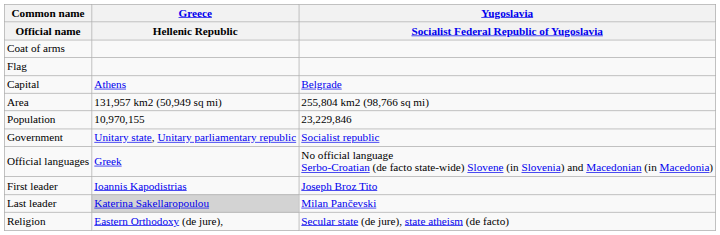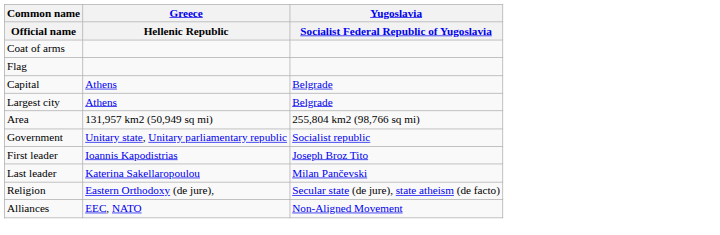+ row: (33, 102)
- row: (31, 119)
- row: (48, 161)
(152, 203) lightgrey background -> (143, 173) no background
+ row: (28, 208)
